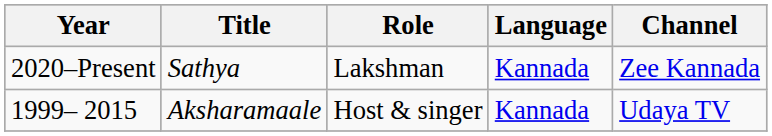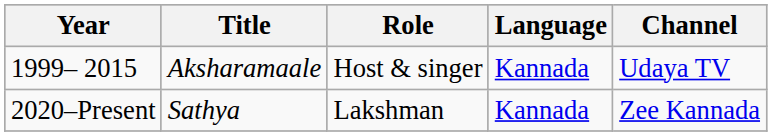rows swapped: (74, 109) <-> (83, 67)
